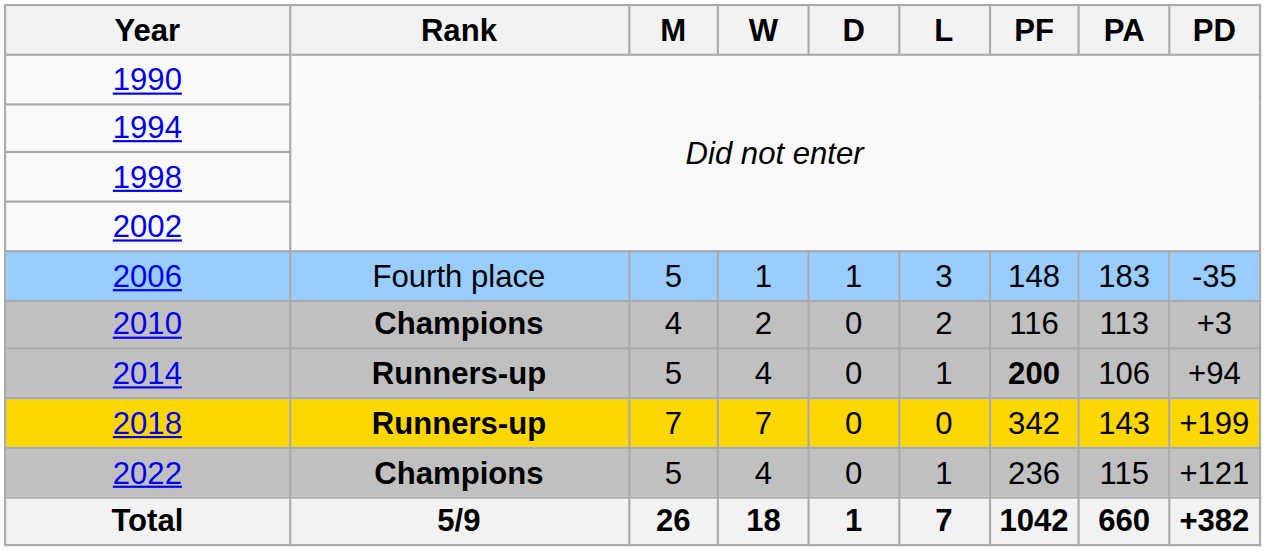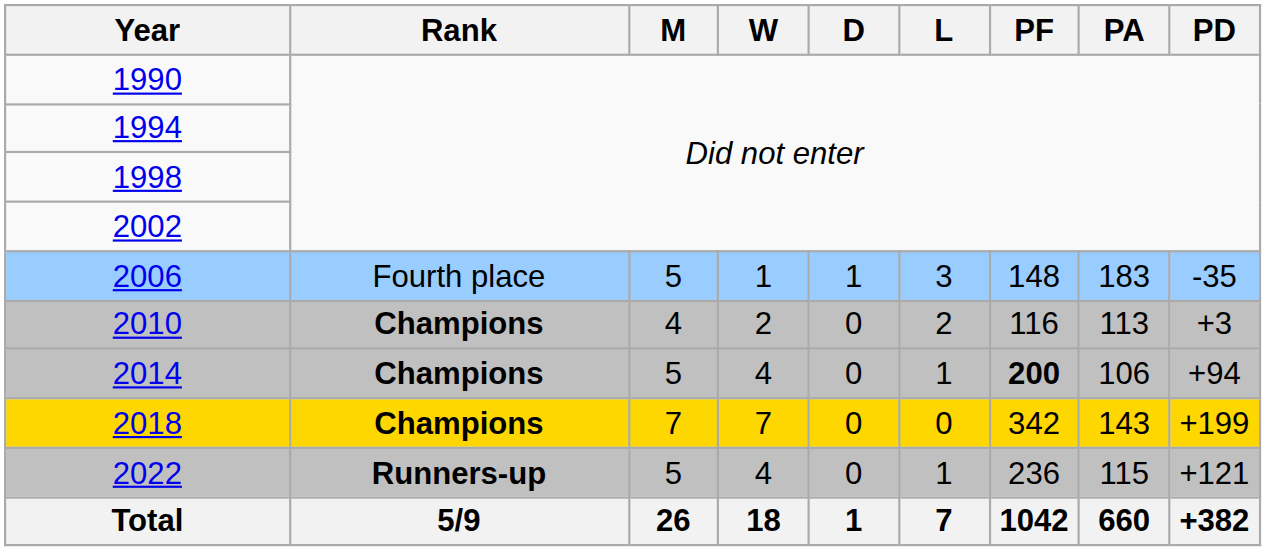(459, 374) Runners-up -> (459, 374) Champions
(459, 423) Runners-up -> (459, 423) Champions
(459, 472) Champions -> (459, 472) Runners-up
